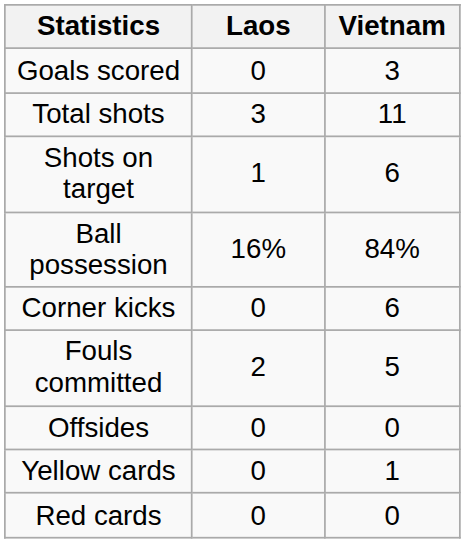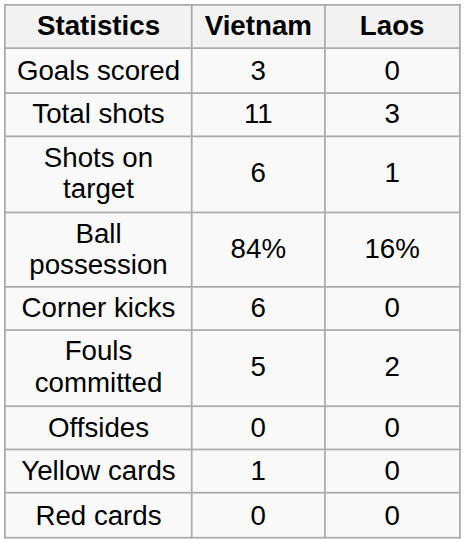columns swapped: (258, 26) <-> (392, 26)
